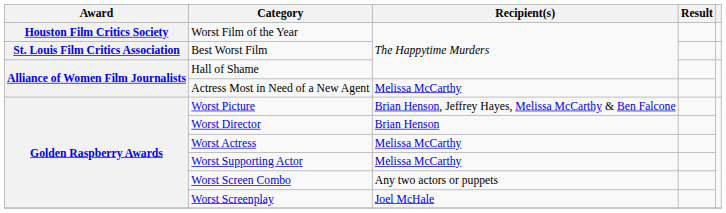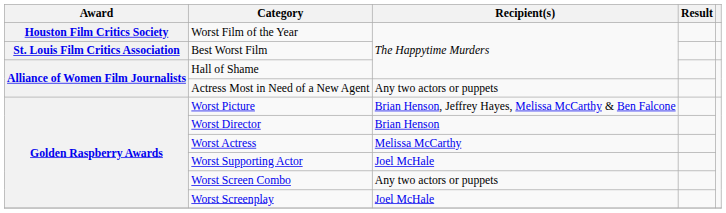(418, 87) Melissa McCarthy -> (436, 87) Any two actors or puppets
(418, 161) Melissa McCarthy -> (404, 161) Joel McHale
